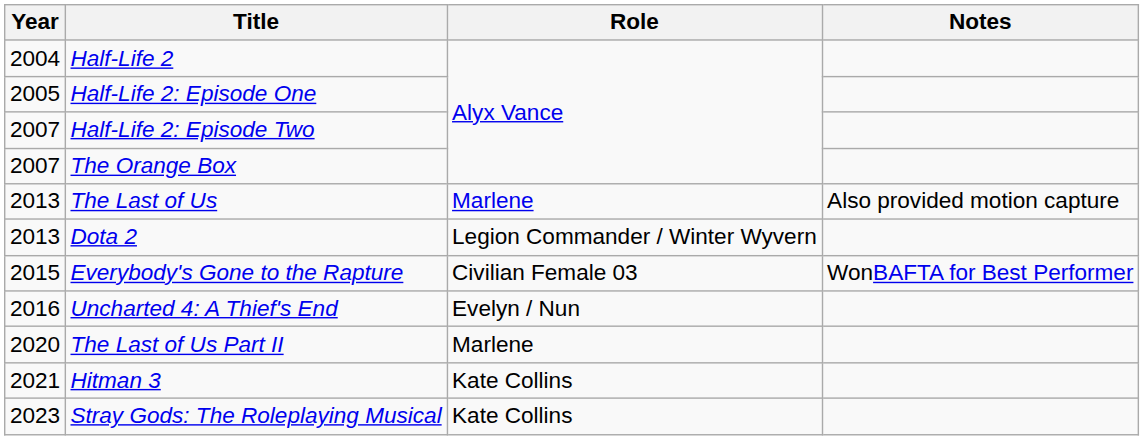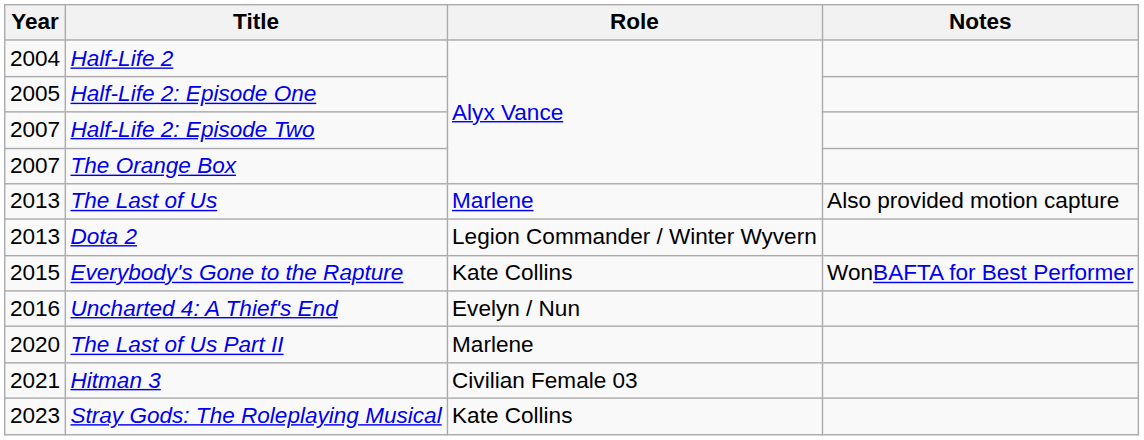(545, 272) Civilian Female 03 -> (512, 272) Kate Collins
(512, 380) Kate Collins -> (545, 380) Civilian Female 03
